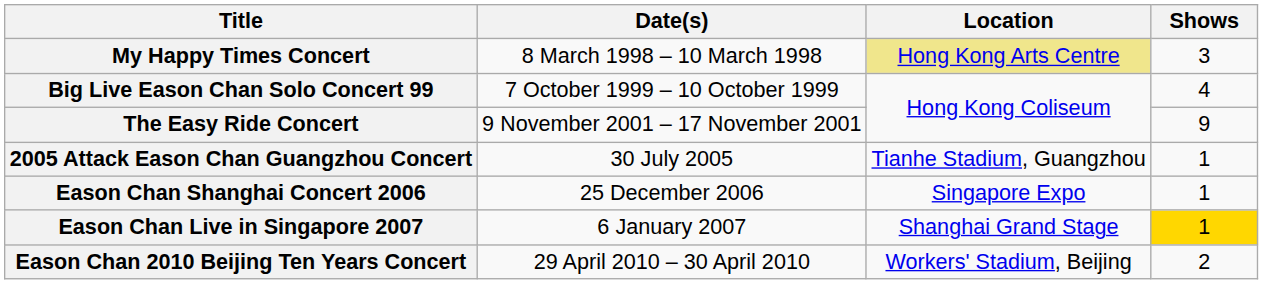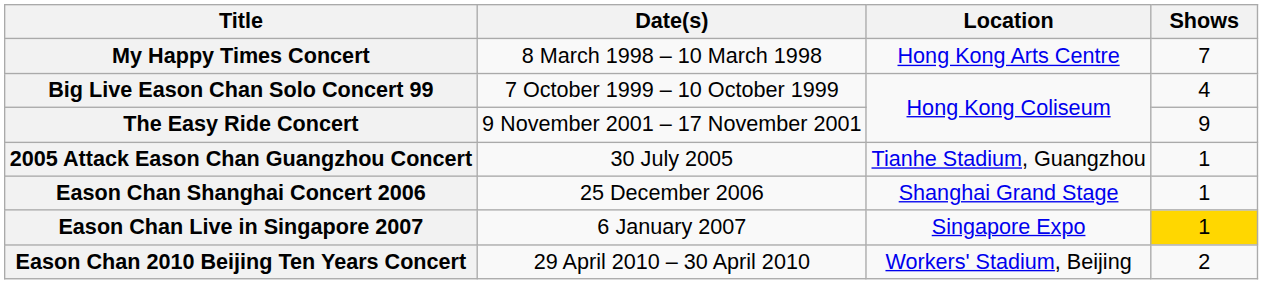(1009, 55) khaki background -> (1009, 55) no background
(1204, 55) 3 -> (1204, 55) 7
(1009, 192) Singapore Expo -> (1009, 192) Shanghai Grand Stage
(1009, 227) Shanghai Grand Stage -> (1009, 227) Singapore Expo
